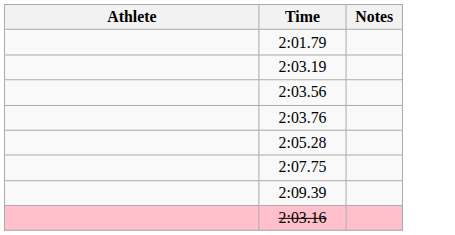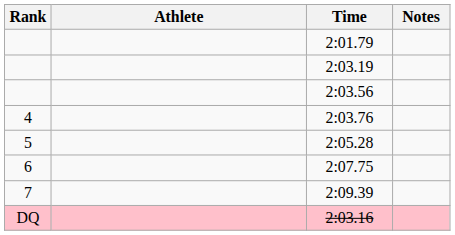+ column: (28, 17)
